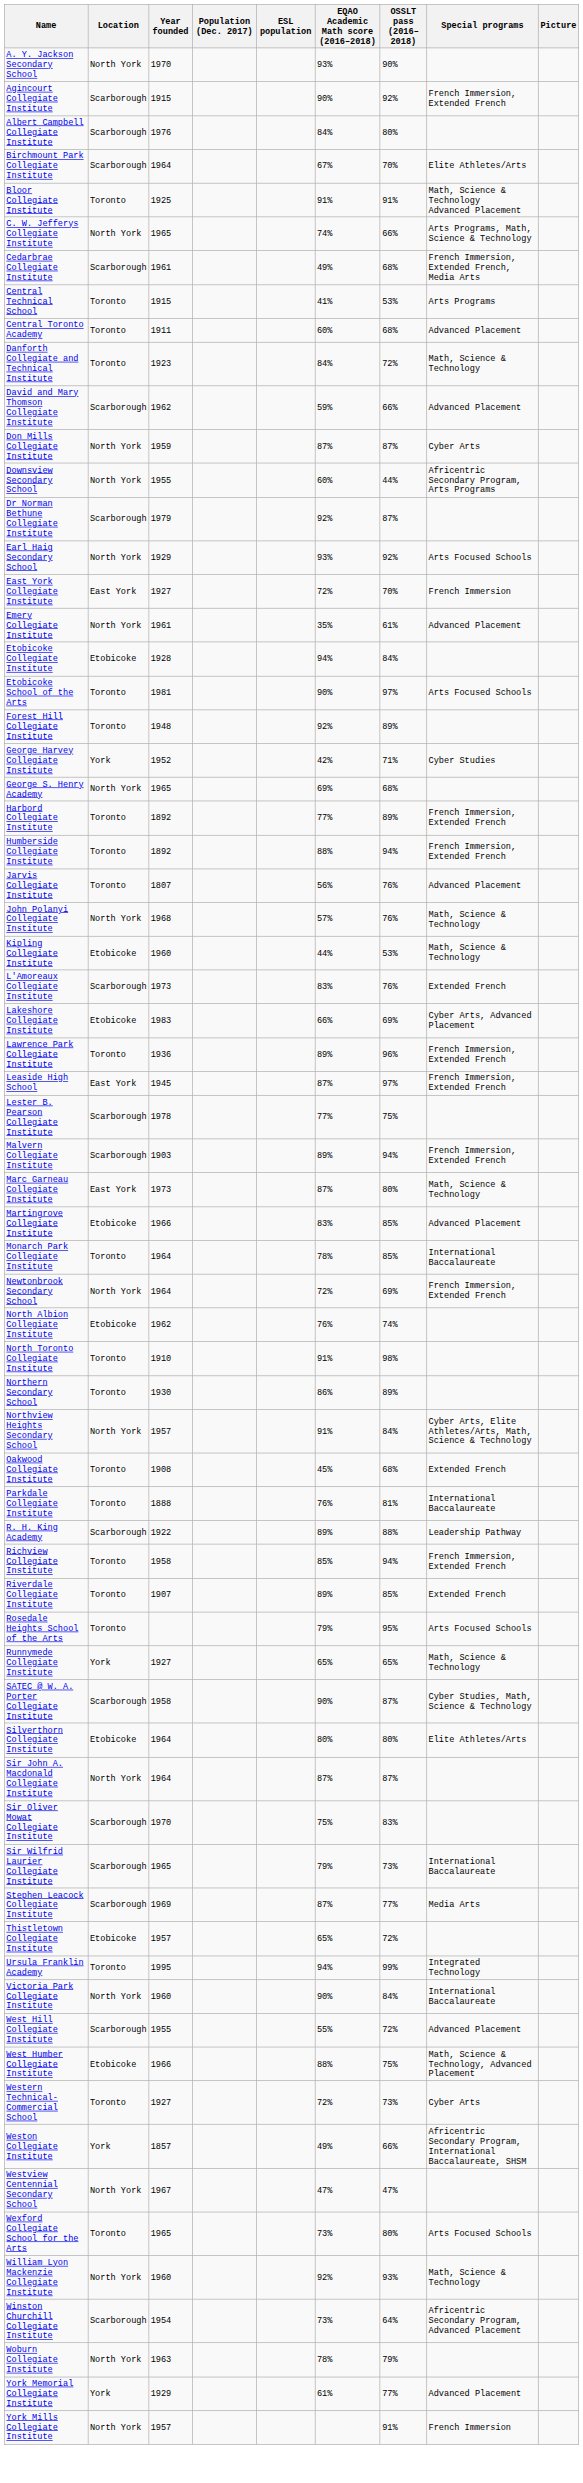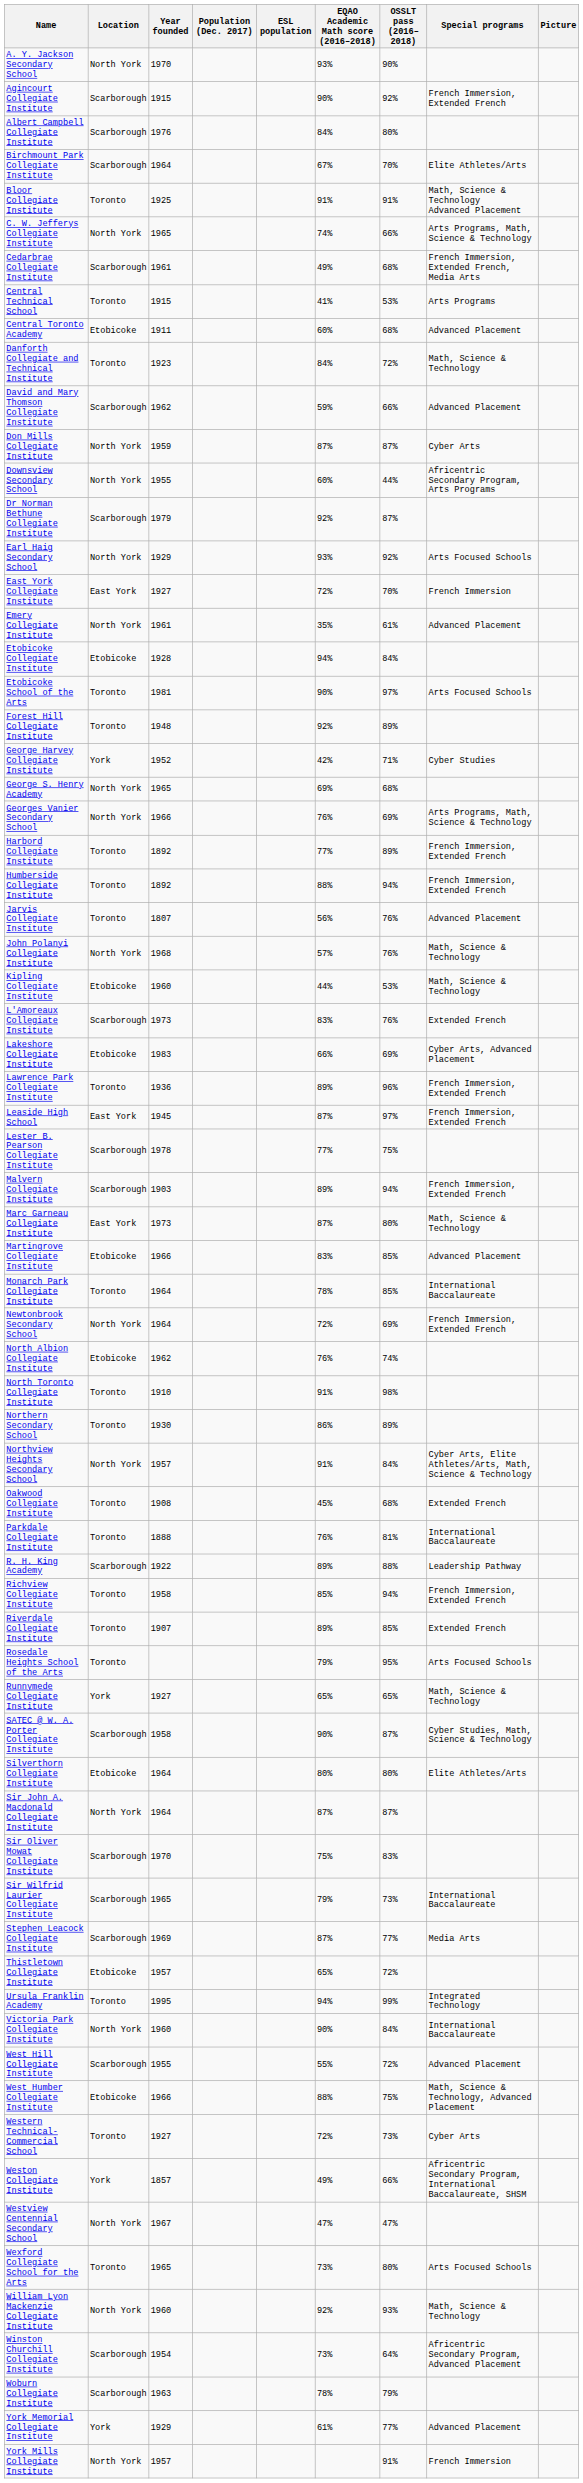(108, 330) Toronto -> (113, 330) Etobicoke
+ row: (42, 818)
(116, 2360) North York -> (118, 2394) Scarborough
